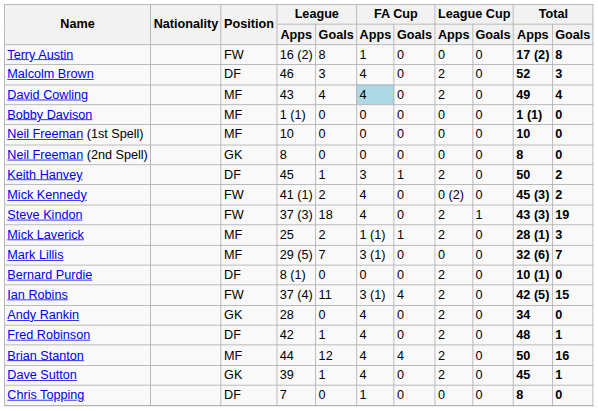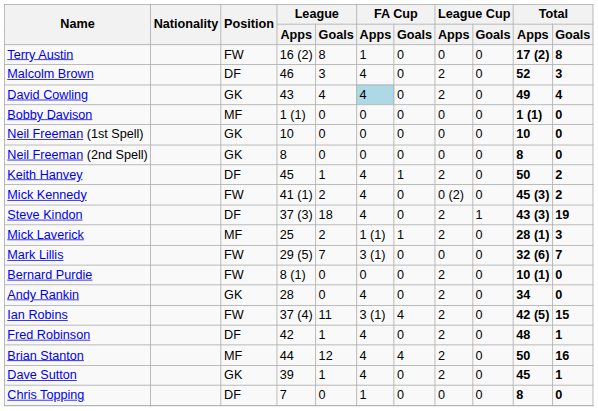(233, 94) MF -> (233, 94) GK
(233, 134) MF -> (233, 134) GK
(363, 174) 3 -> (363, 174) 4
(234, 214) FW -> (233, 214) DF
(233, 255) MF -> (234, 255) FW
(233, 275) DF -> (234, 275) FW
rows swapped: (43, 315) <-> (38, 295)
